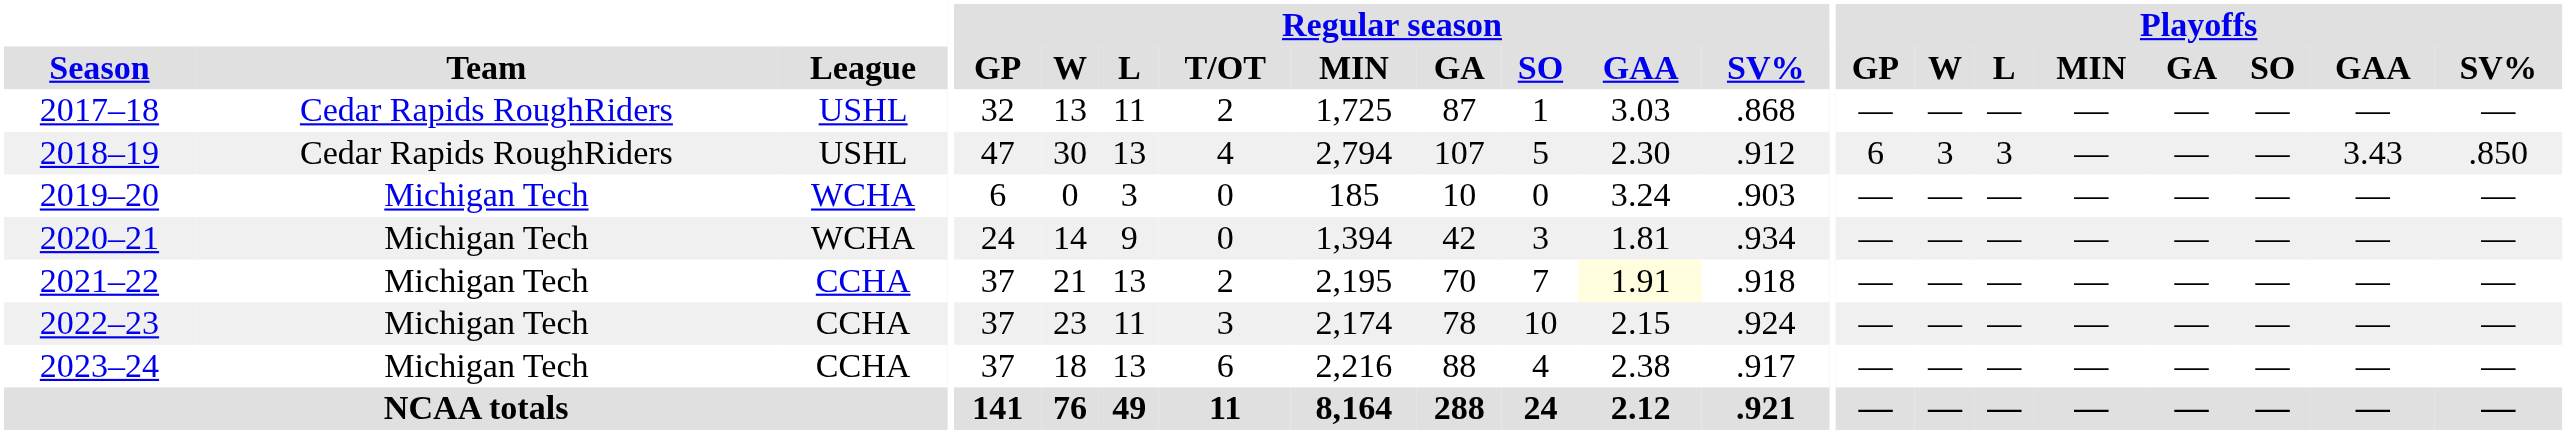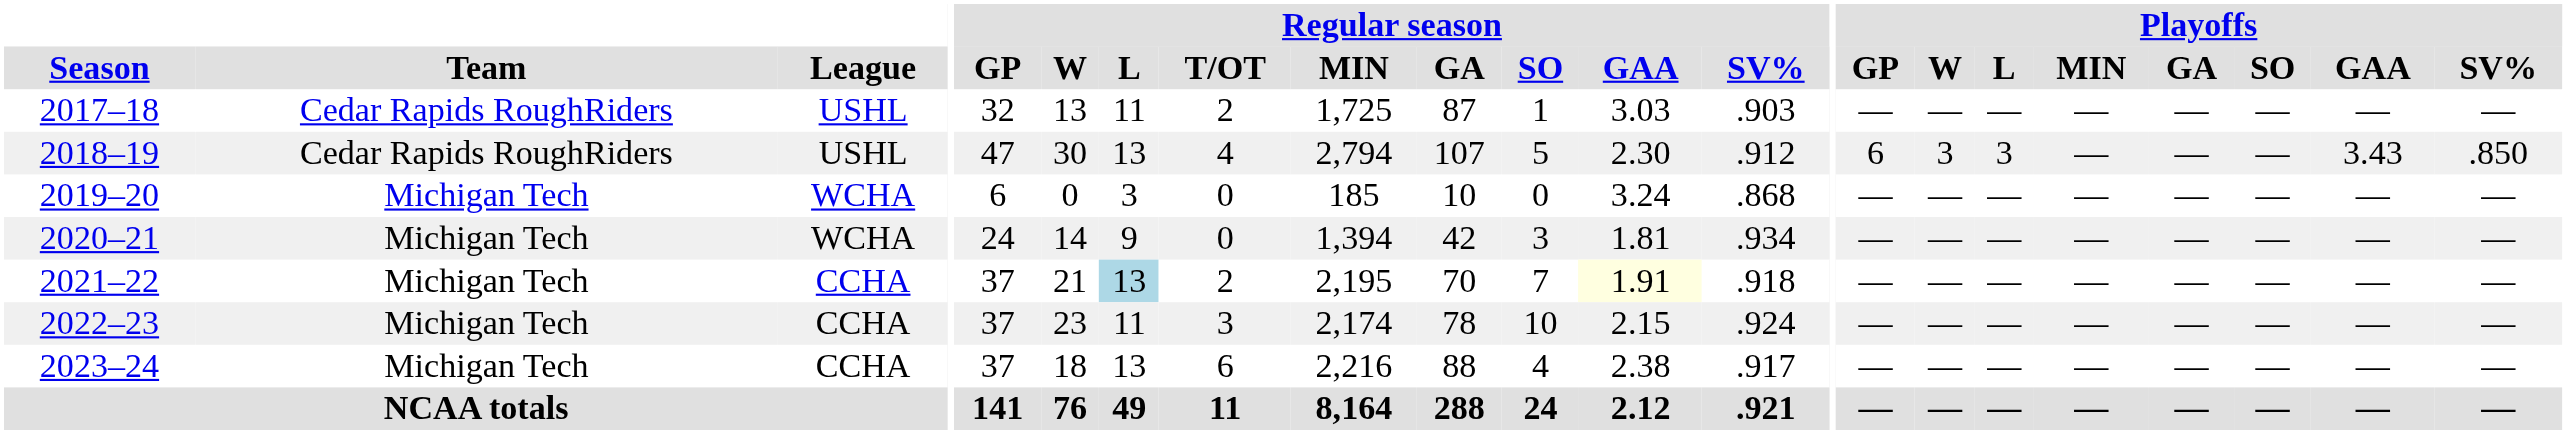(1766, 109) .868 -> (1766, 109) .903
(1766, 195) .903 -> (1766, 195) .868
(1129, 280) no background -> (1129, 280) lightblue background
